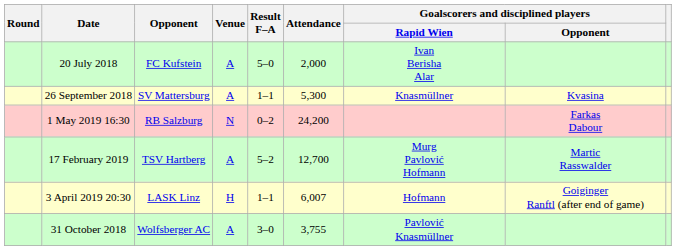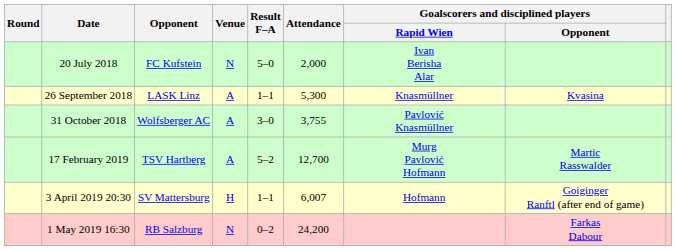(230, 64) A -> (230, 64) N
(174, 96) SV Mattersburg -> (174, 96) LASK Linz
rows swapped: (88, 230) <-> (88, 121)
(174, 198) LASK Linz -> (174, 198) SV Mattersburg
